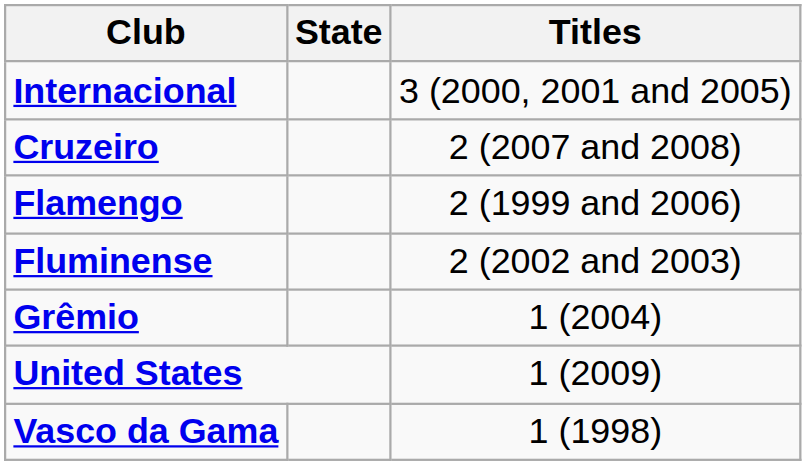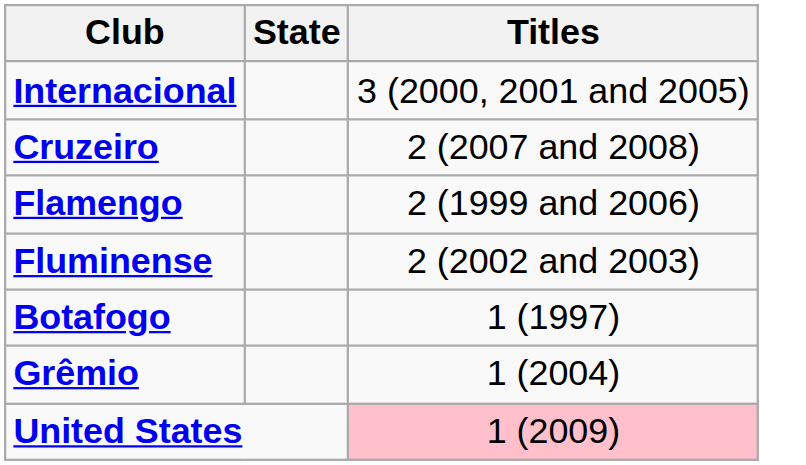+ row: (92, 317)
(595, 373) no background -> (553, 430) pink background
- row: (146, 430)
